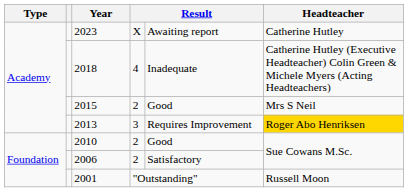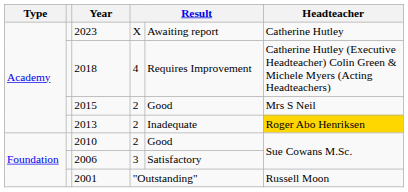(172, 68) Inadequate -> (199, 68) Requires Improvement
(136, 123) 3 -> (136, 123) 2
(199, 123) Requires Improvement -> (172, 123) Inadequate
(136, 159) 2 -> (136, 159) 3
